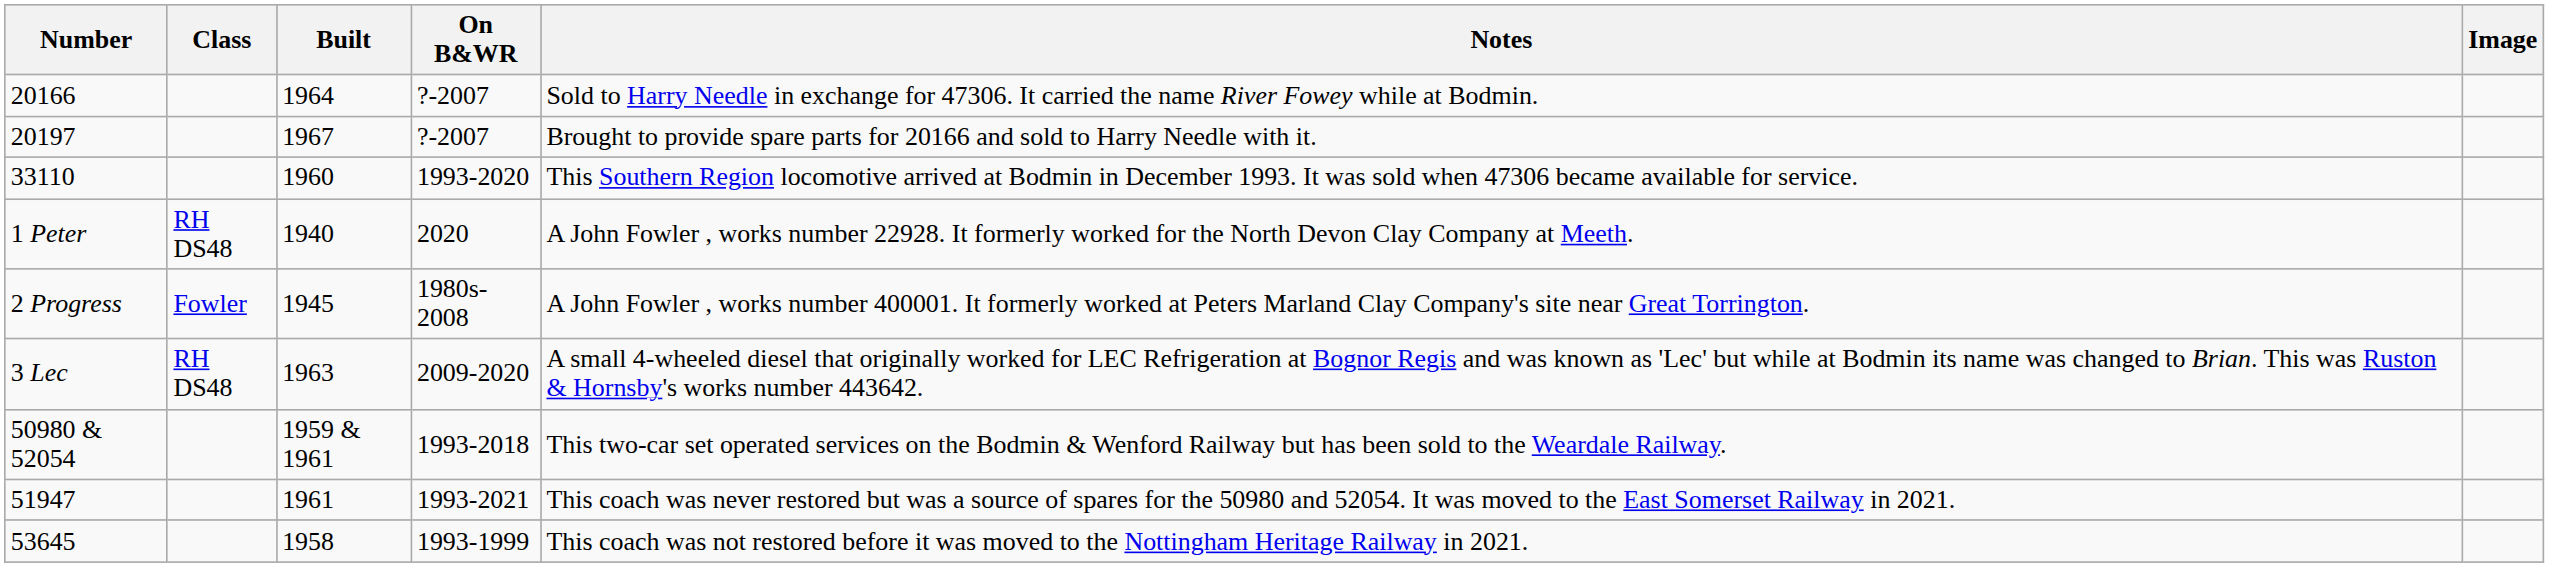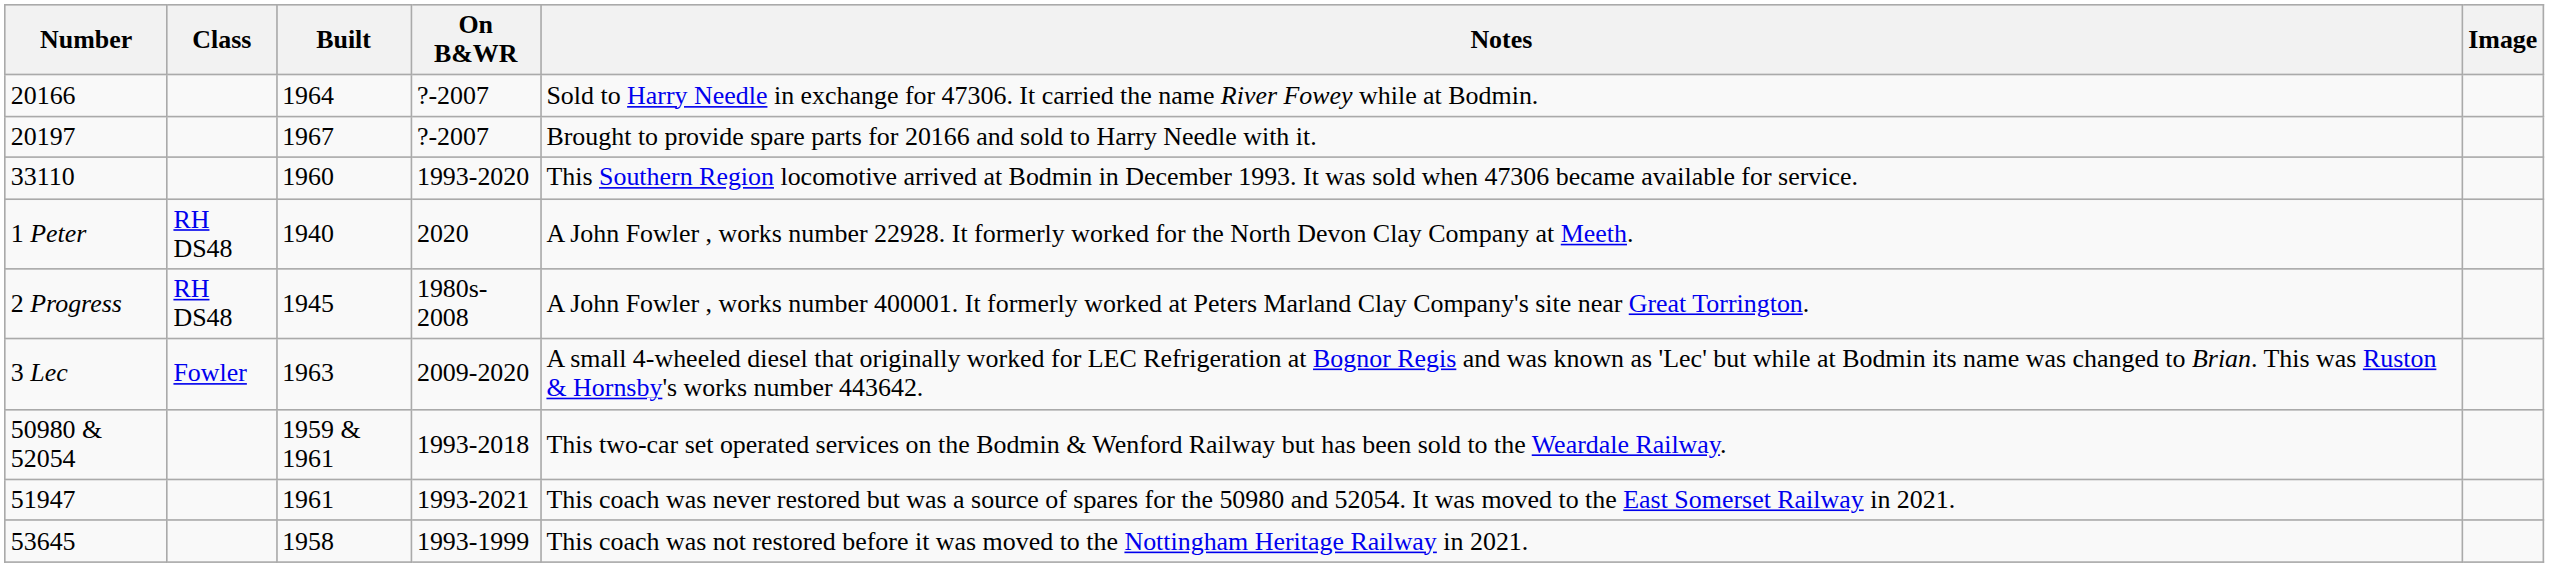(210, 303) Fowler -> (203, 303) RH DS48
(203, 373) RH DS48 -> (210, 373) Fowler
